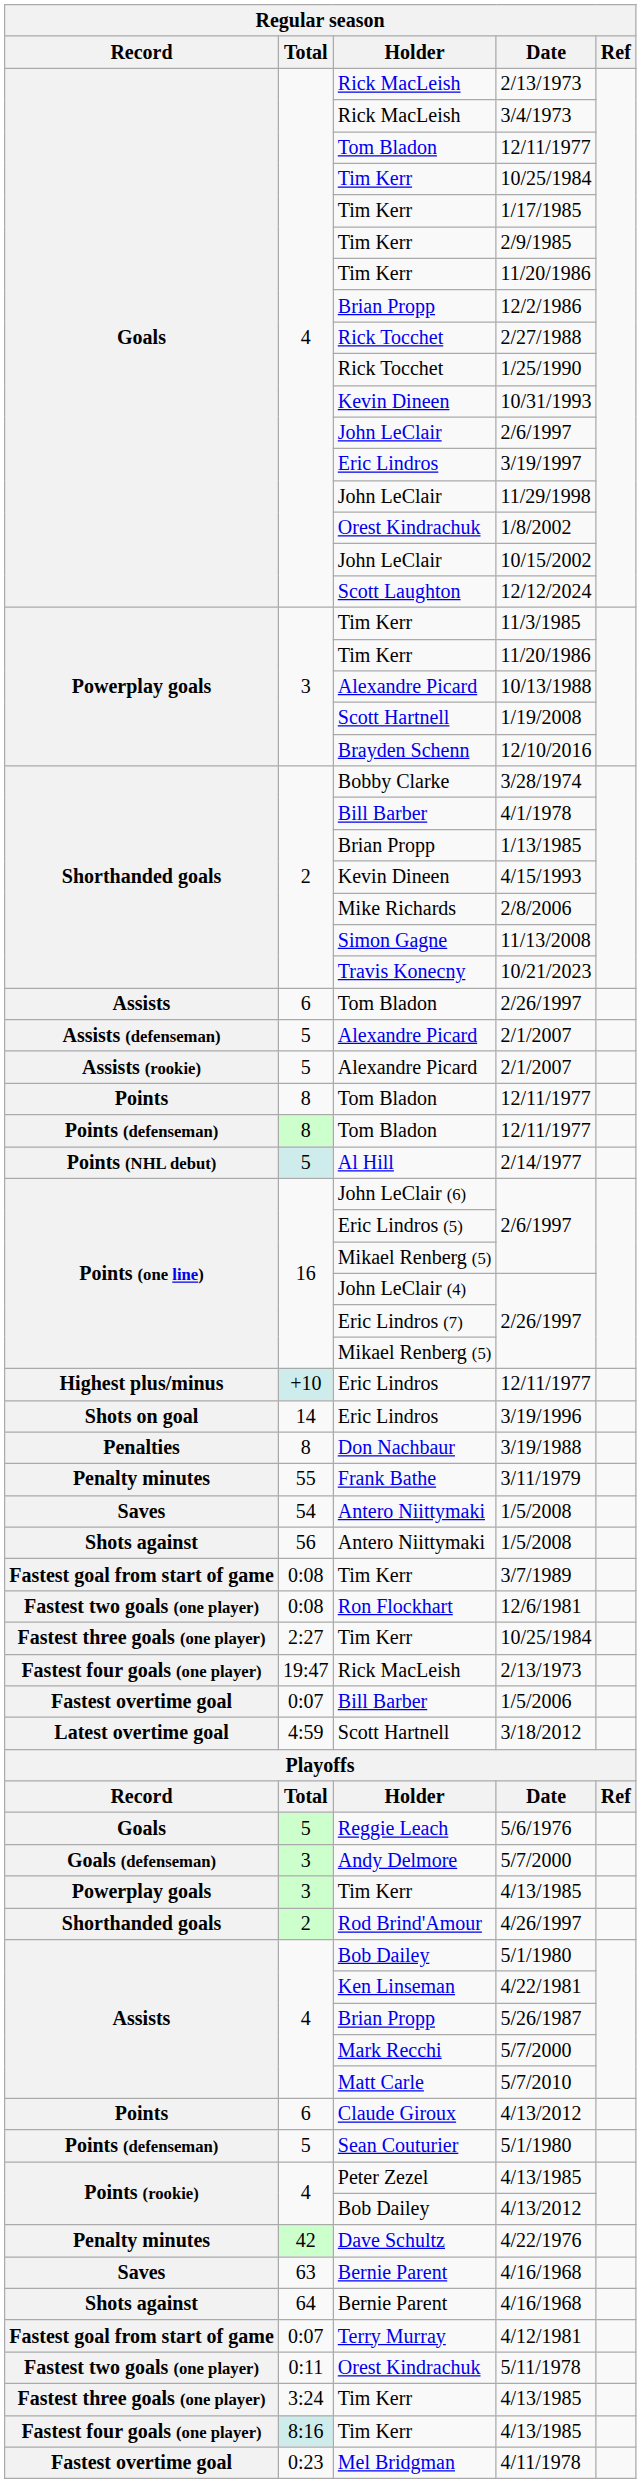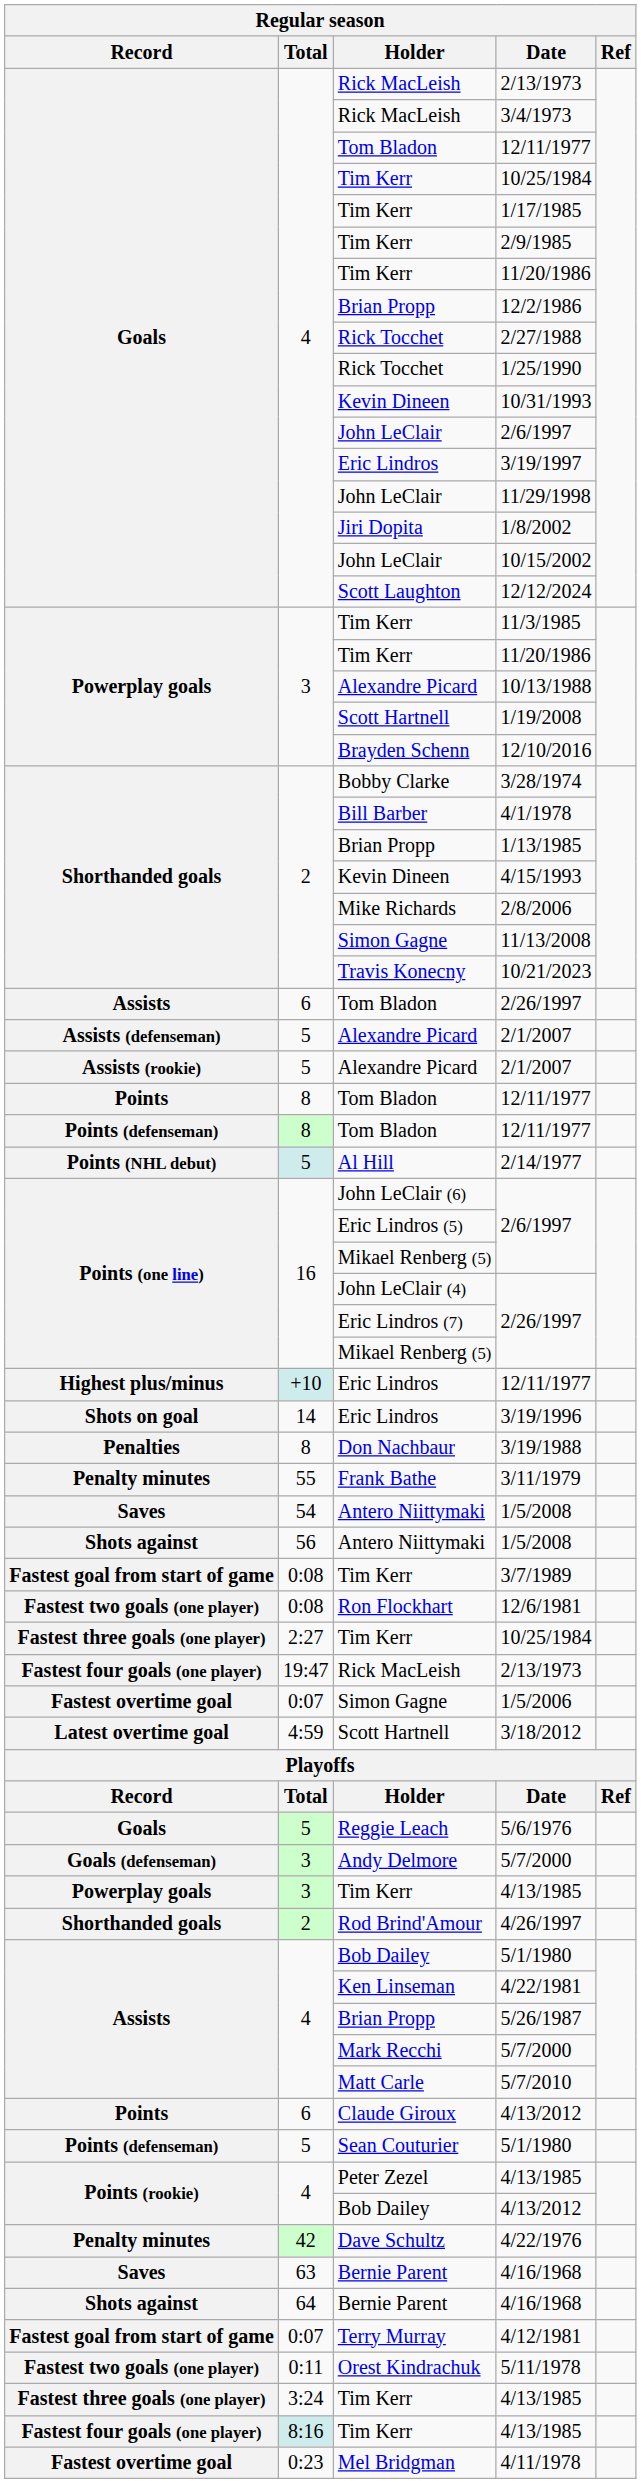(409, 527) Orest Kindrachuk -> (380, 527) Jiri Dopita
(383, 1701) Bill Barber -> (393, 1701) Simon Gagne
